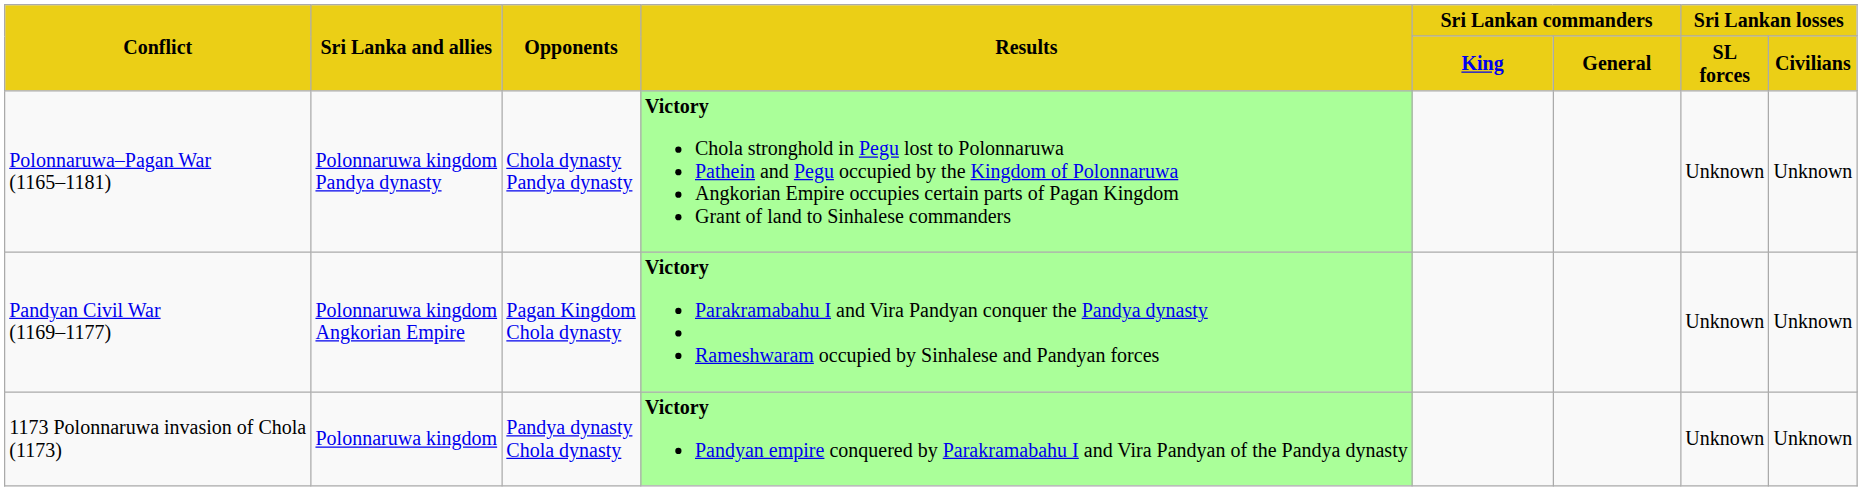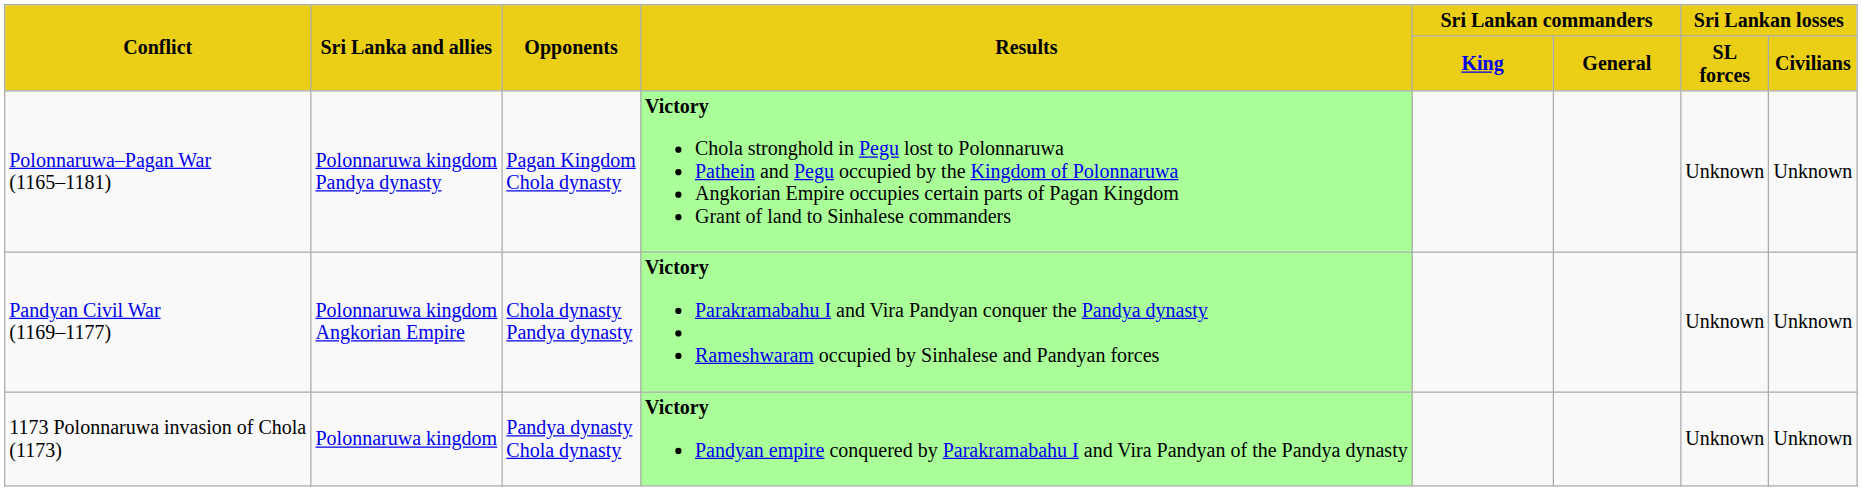(569, 171) Chola dynasty Pandya dynasty -> (571, 171) Pagan Kingdom Chola dynasty
(571, 321) Pagan Kingdom Chola dynasty -> (569, 321) Chola dynasty Pandya dynasty
